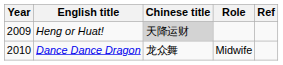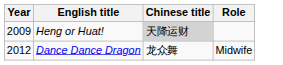- column: (266, 13)
(19, 50) 2010 -> (19, 50) 2012
